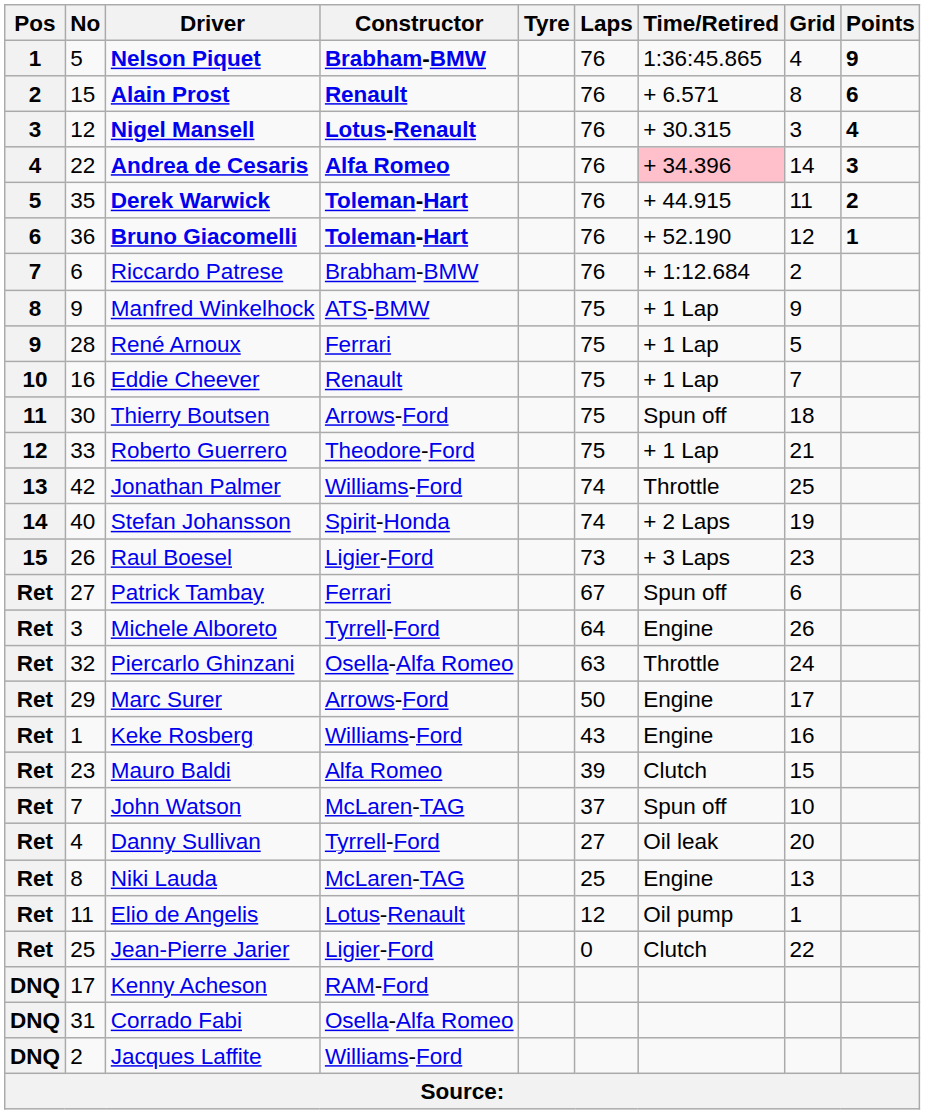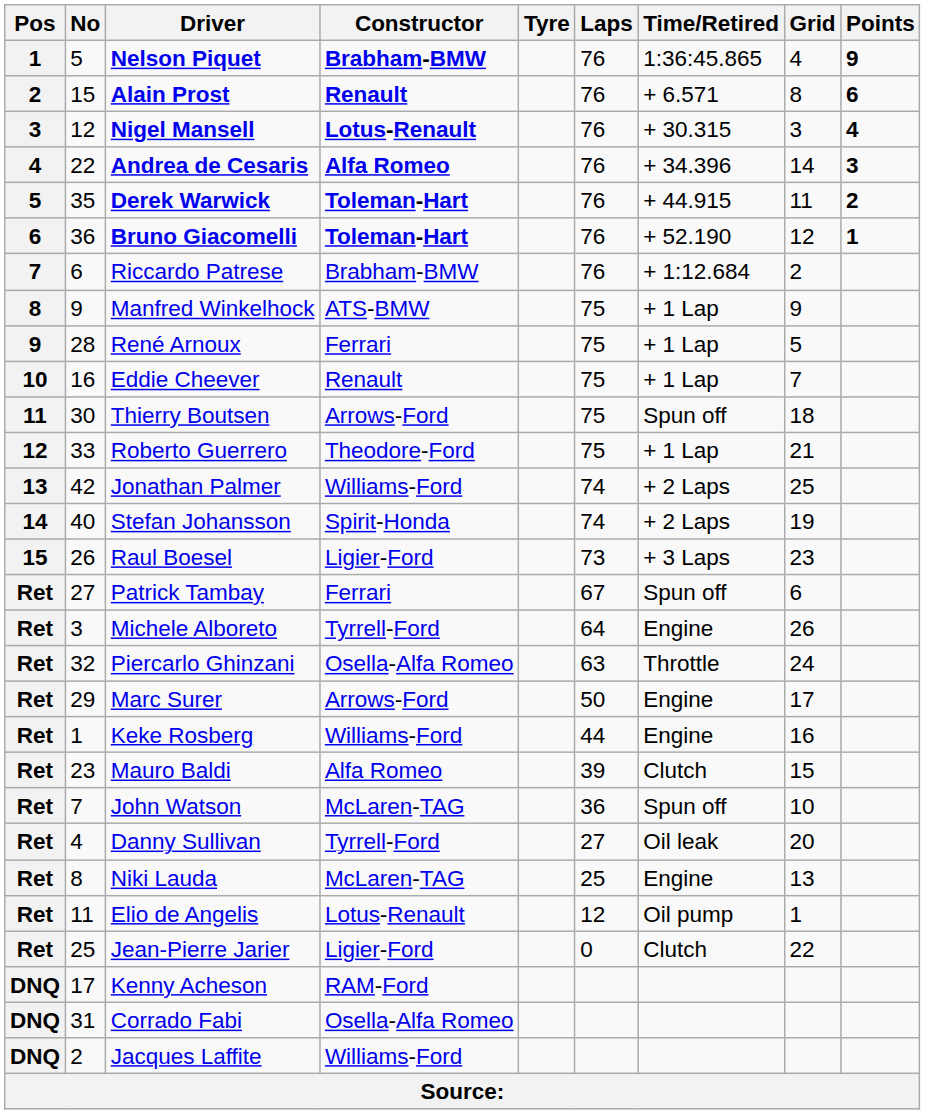(687, 165) pink background -> (687, 165) no background
(681, 486) Throttle -> (687, 486) + 2 Laps
(593, 735) 43 -> (593, 735) 44
(593, 806) 37 -> (593, 806) 36
